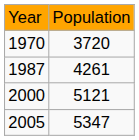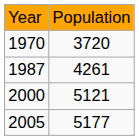(92, 122) 5347 -> (92, 122) 5177
